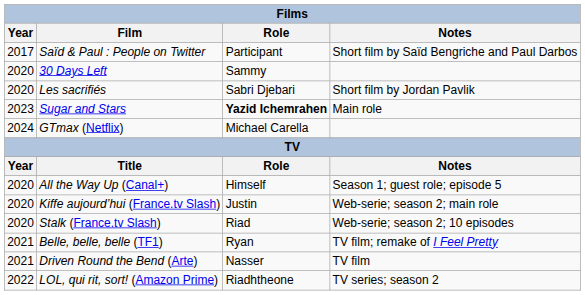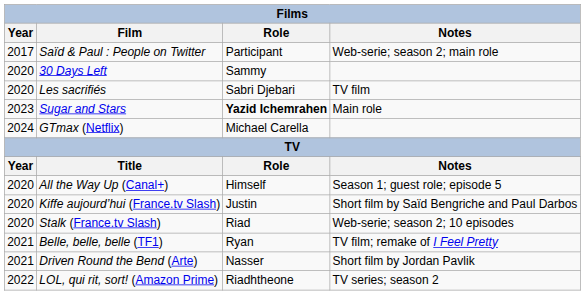(455, 52) Short film by Saïd Bengriche and Paul Darbos -> (415, 52) Web-serie; season 2; main role
(404, 90) Short film by Jordan Pavlik -> (351, 90) TV film
(415, 204) Web-serie; season 2; main role -> (455, 204) Short film by Saïd Bengriche and Paul Darbos
(351, 261) TV film -> (404, 261) Short film by Jordan Pavlik
